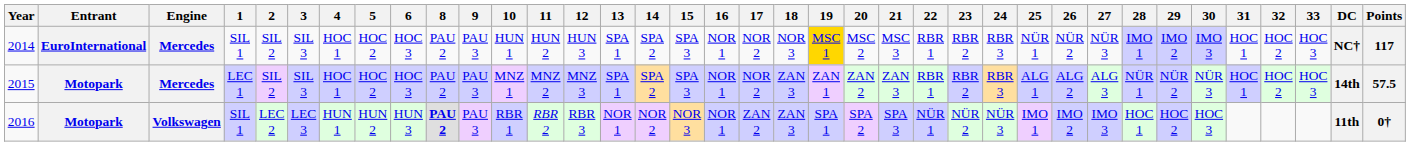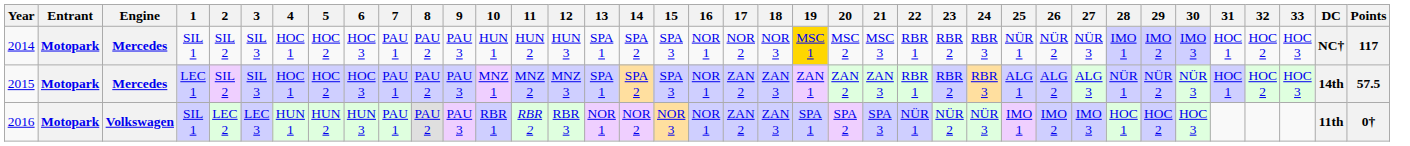+ column: (395, 15)
(94, 45) EuroInternational -> (70, 45) Motopark
(757, 83) NOR 2 -> (741, 83) ZAN 2
(443, 121) bold -> (427, 121) normal
